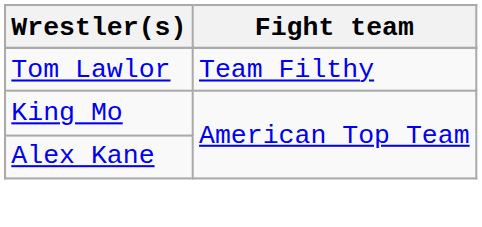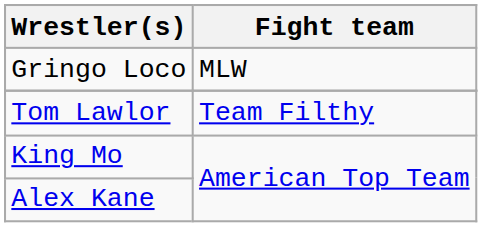+ row: (99, 70)
